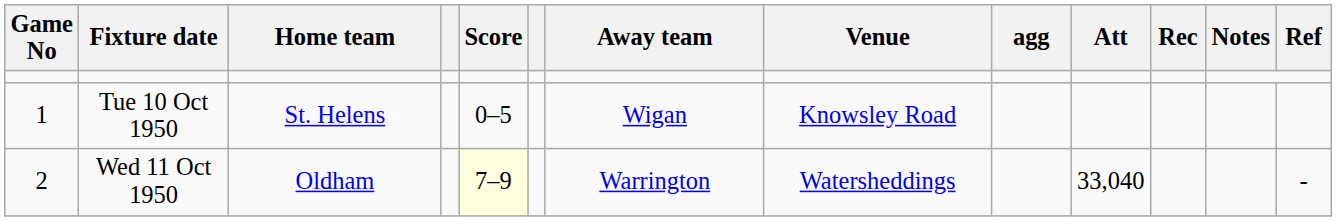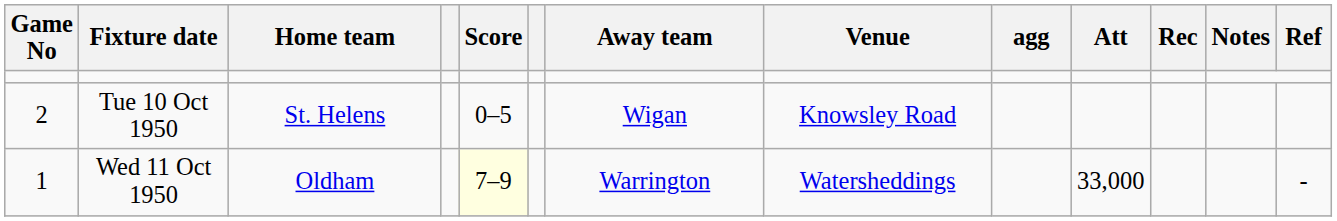(42, 115) 1 -> (42, 115) 2
(42, 181) 2 -> (42, 181) 1
(1111, 181) 33,040 -> (1111, 181) 33,000
